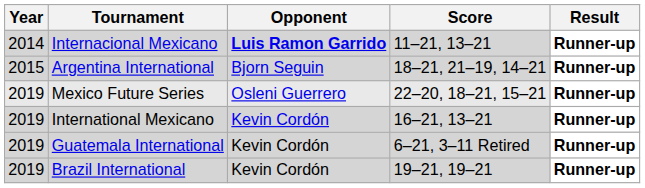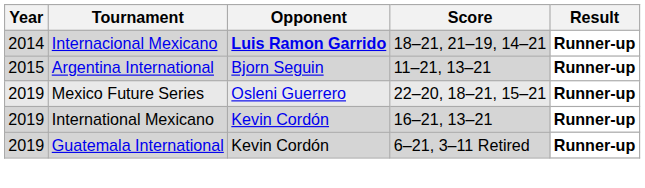(443, 43) 11–21, 13–21 -> (470, 43) 18–21, 21–19, 14–21
(470, 69) 18–21, 21–19, 14–21 -> (443, 69) 11–21, 13–21
- row: (119, 171)
